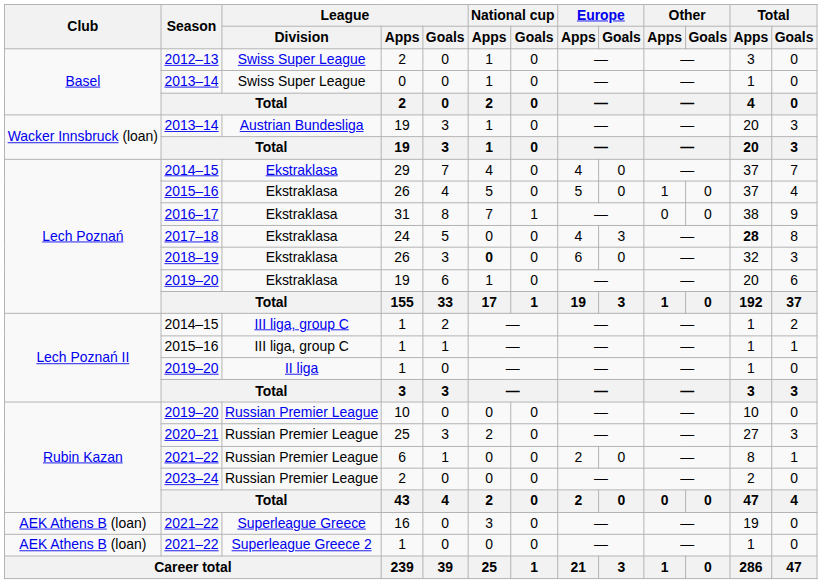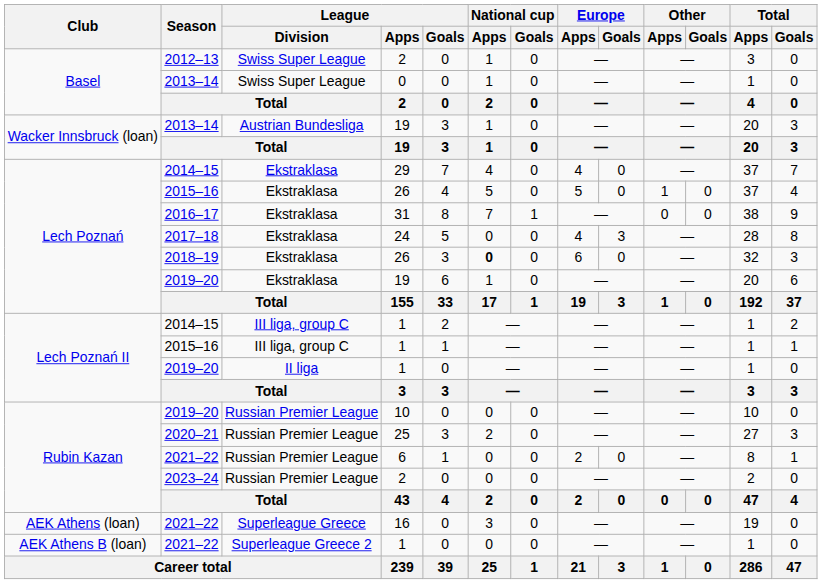(751, 236) bold -> (751, 236) normal
(83, 523) AEK Athens B (loan) -> (83, 523) AEK Athens (loan)
